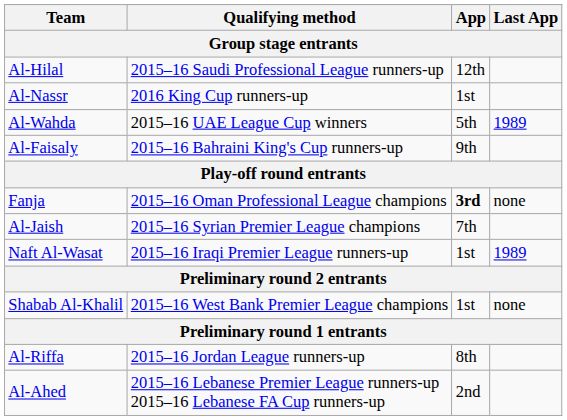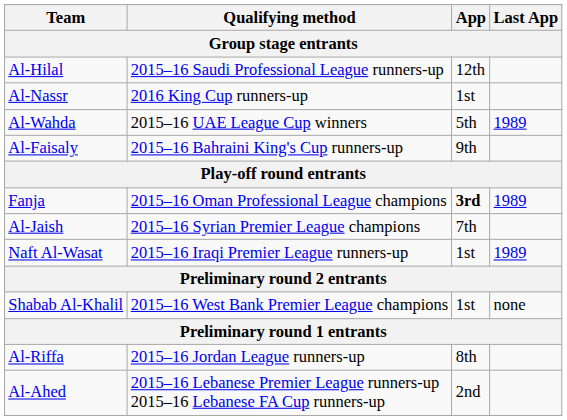(510, 200) none -> (510, 200) 1989
